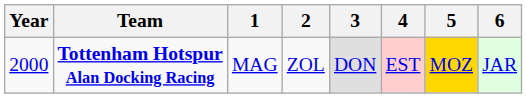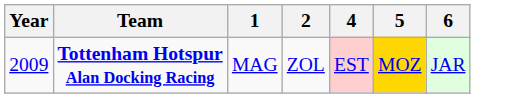- column: (355, 21)
(29, 64) 2000 -> (29, 64) 2009
